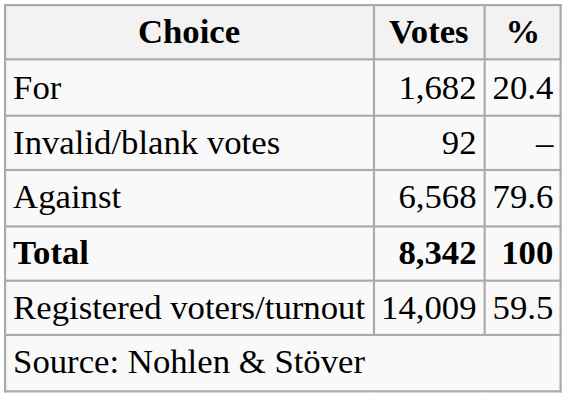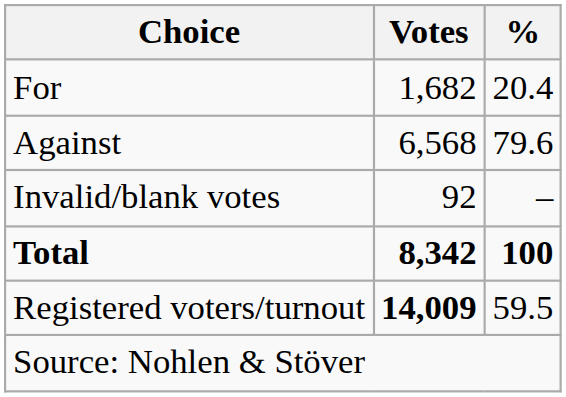rows swapped: (67, 197) <-> (147, 142)
(429, 307) normal -> (429, 307) bold
